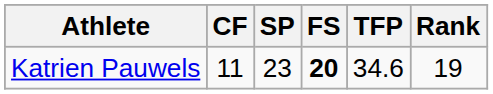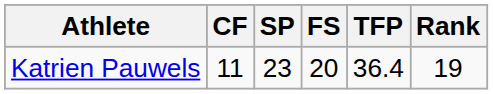(324, 67) bold -> (324, 67) normal
(378, 67) 34.6 -> (378, 67) 36.4
